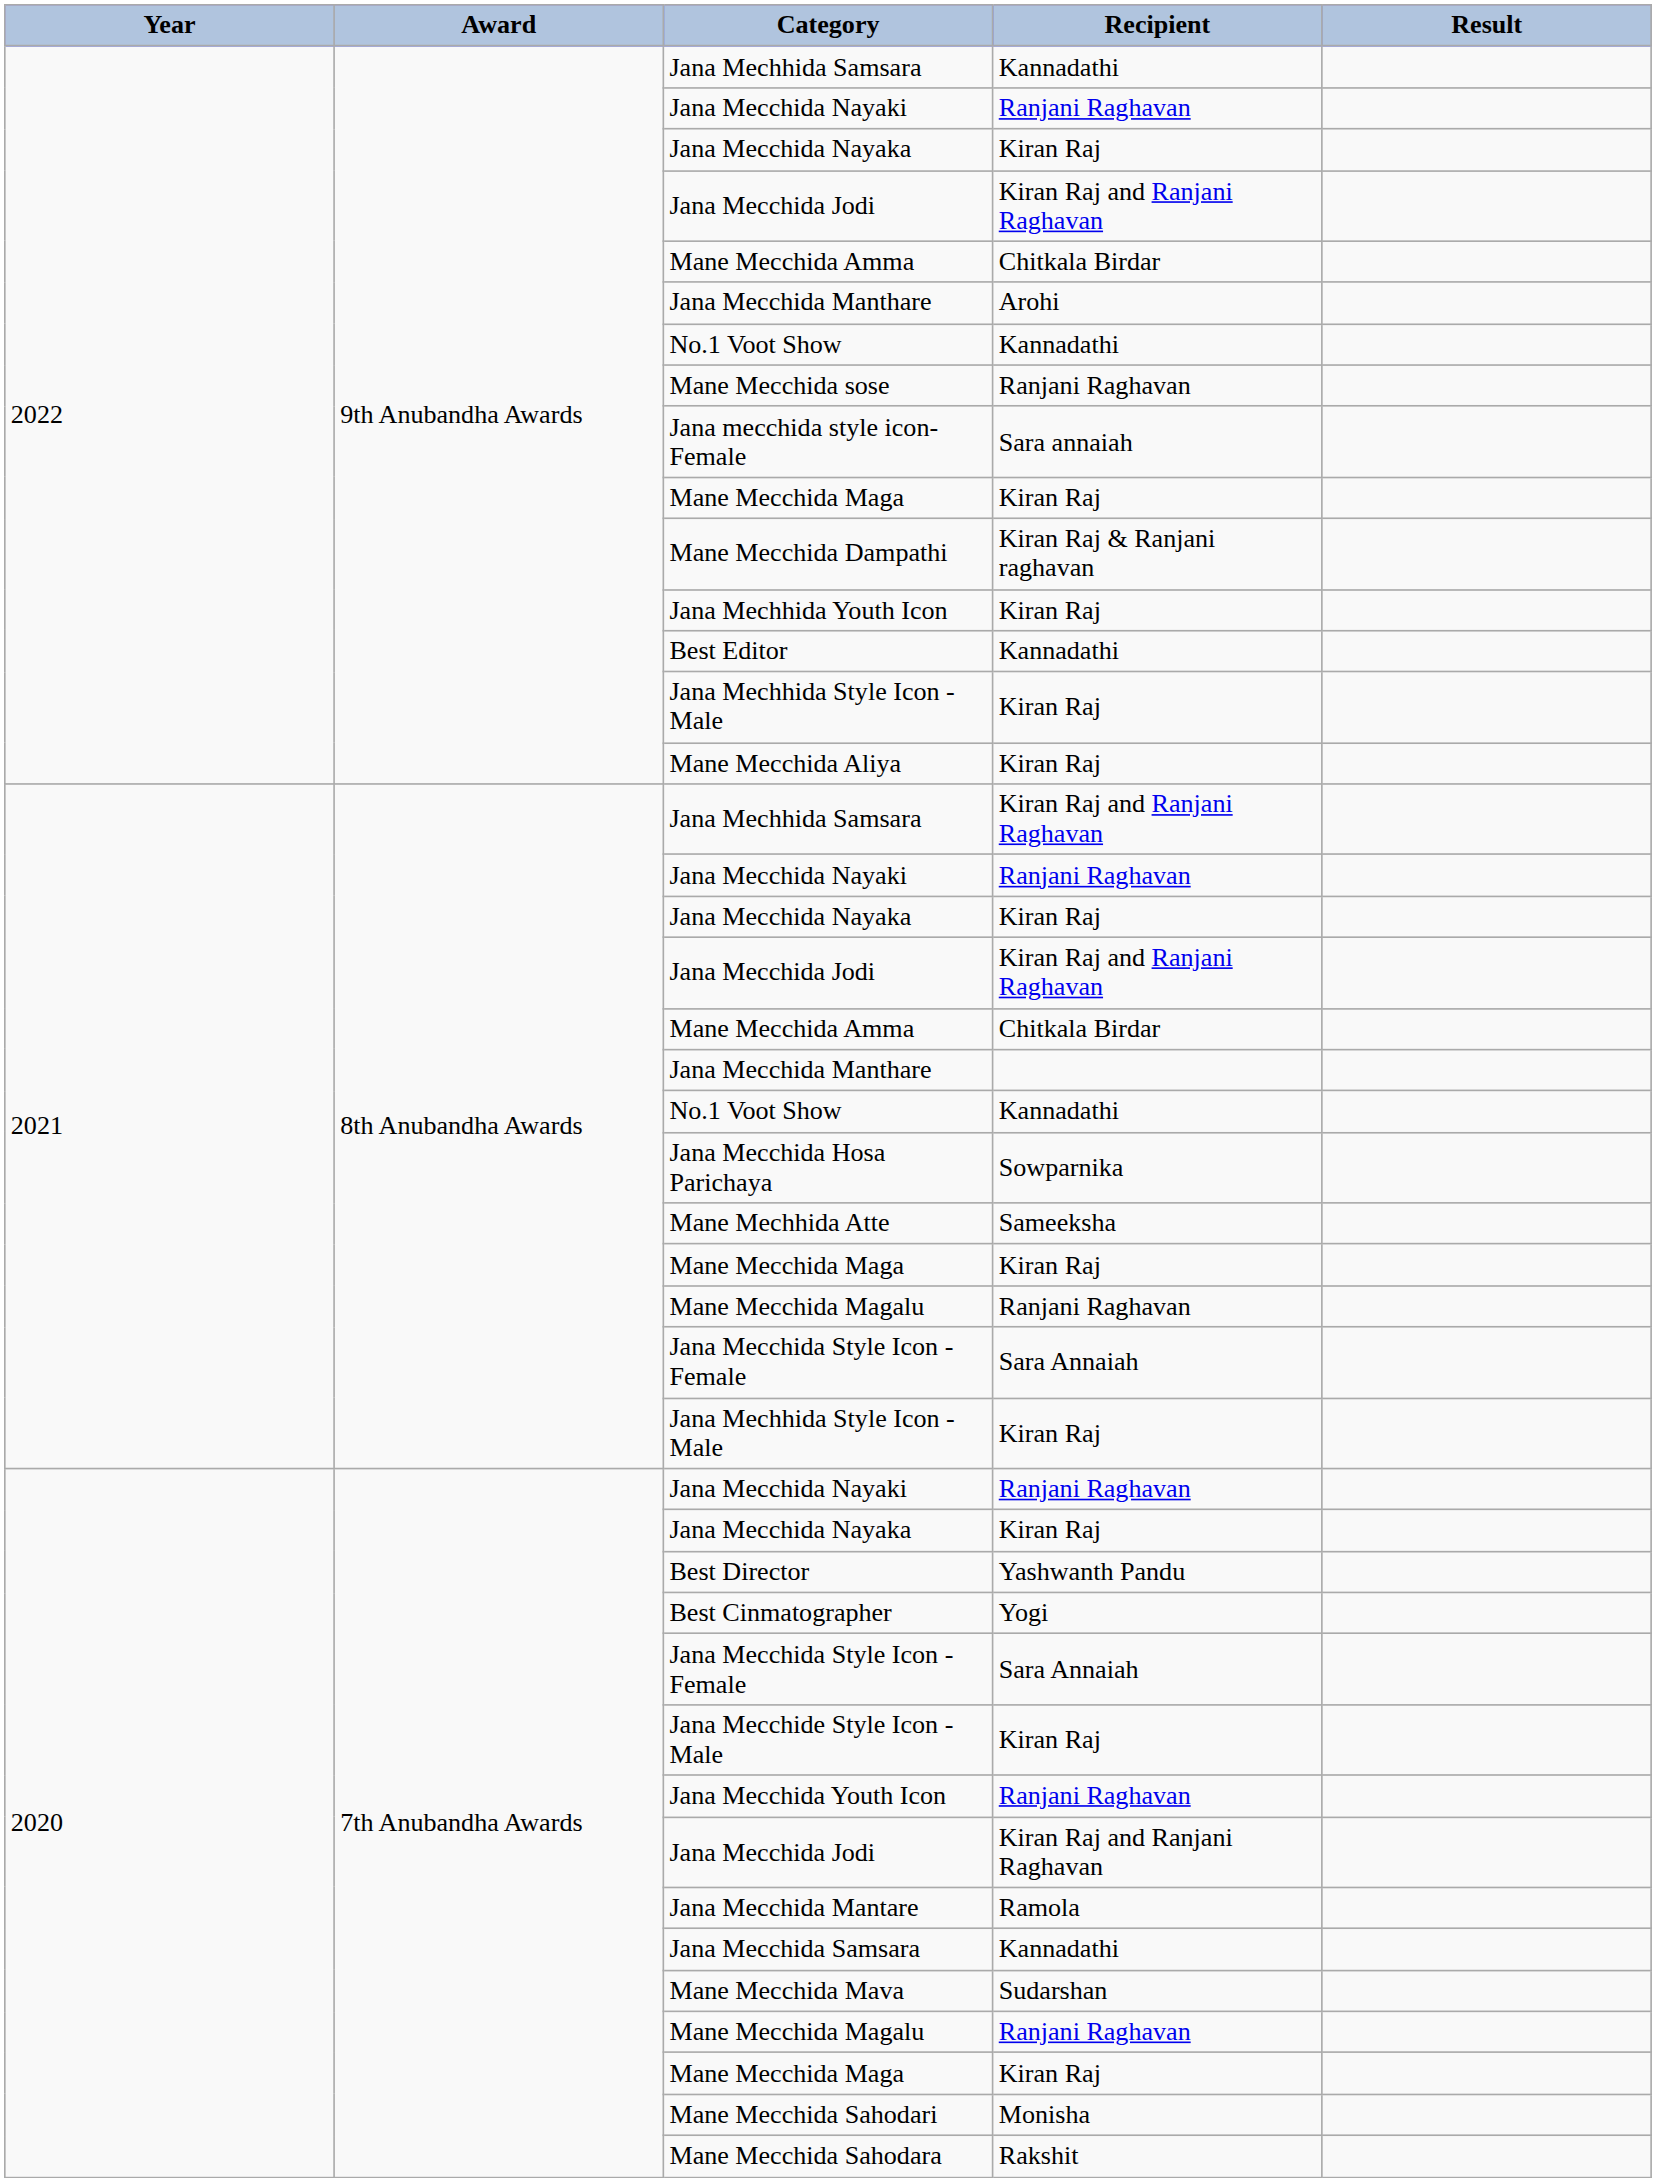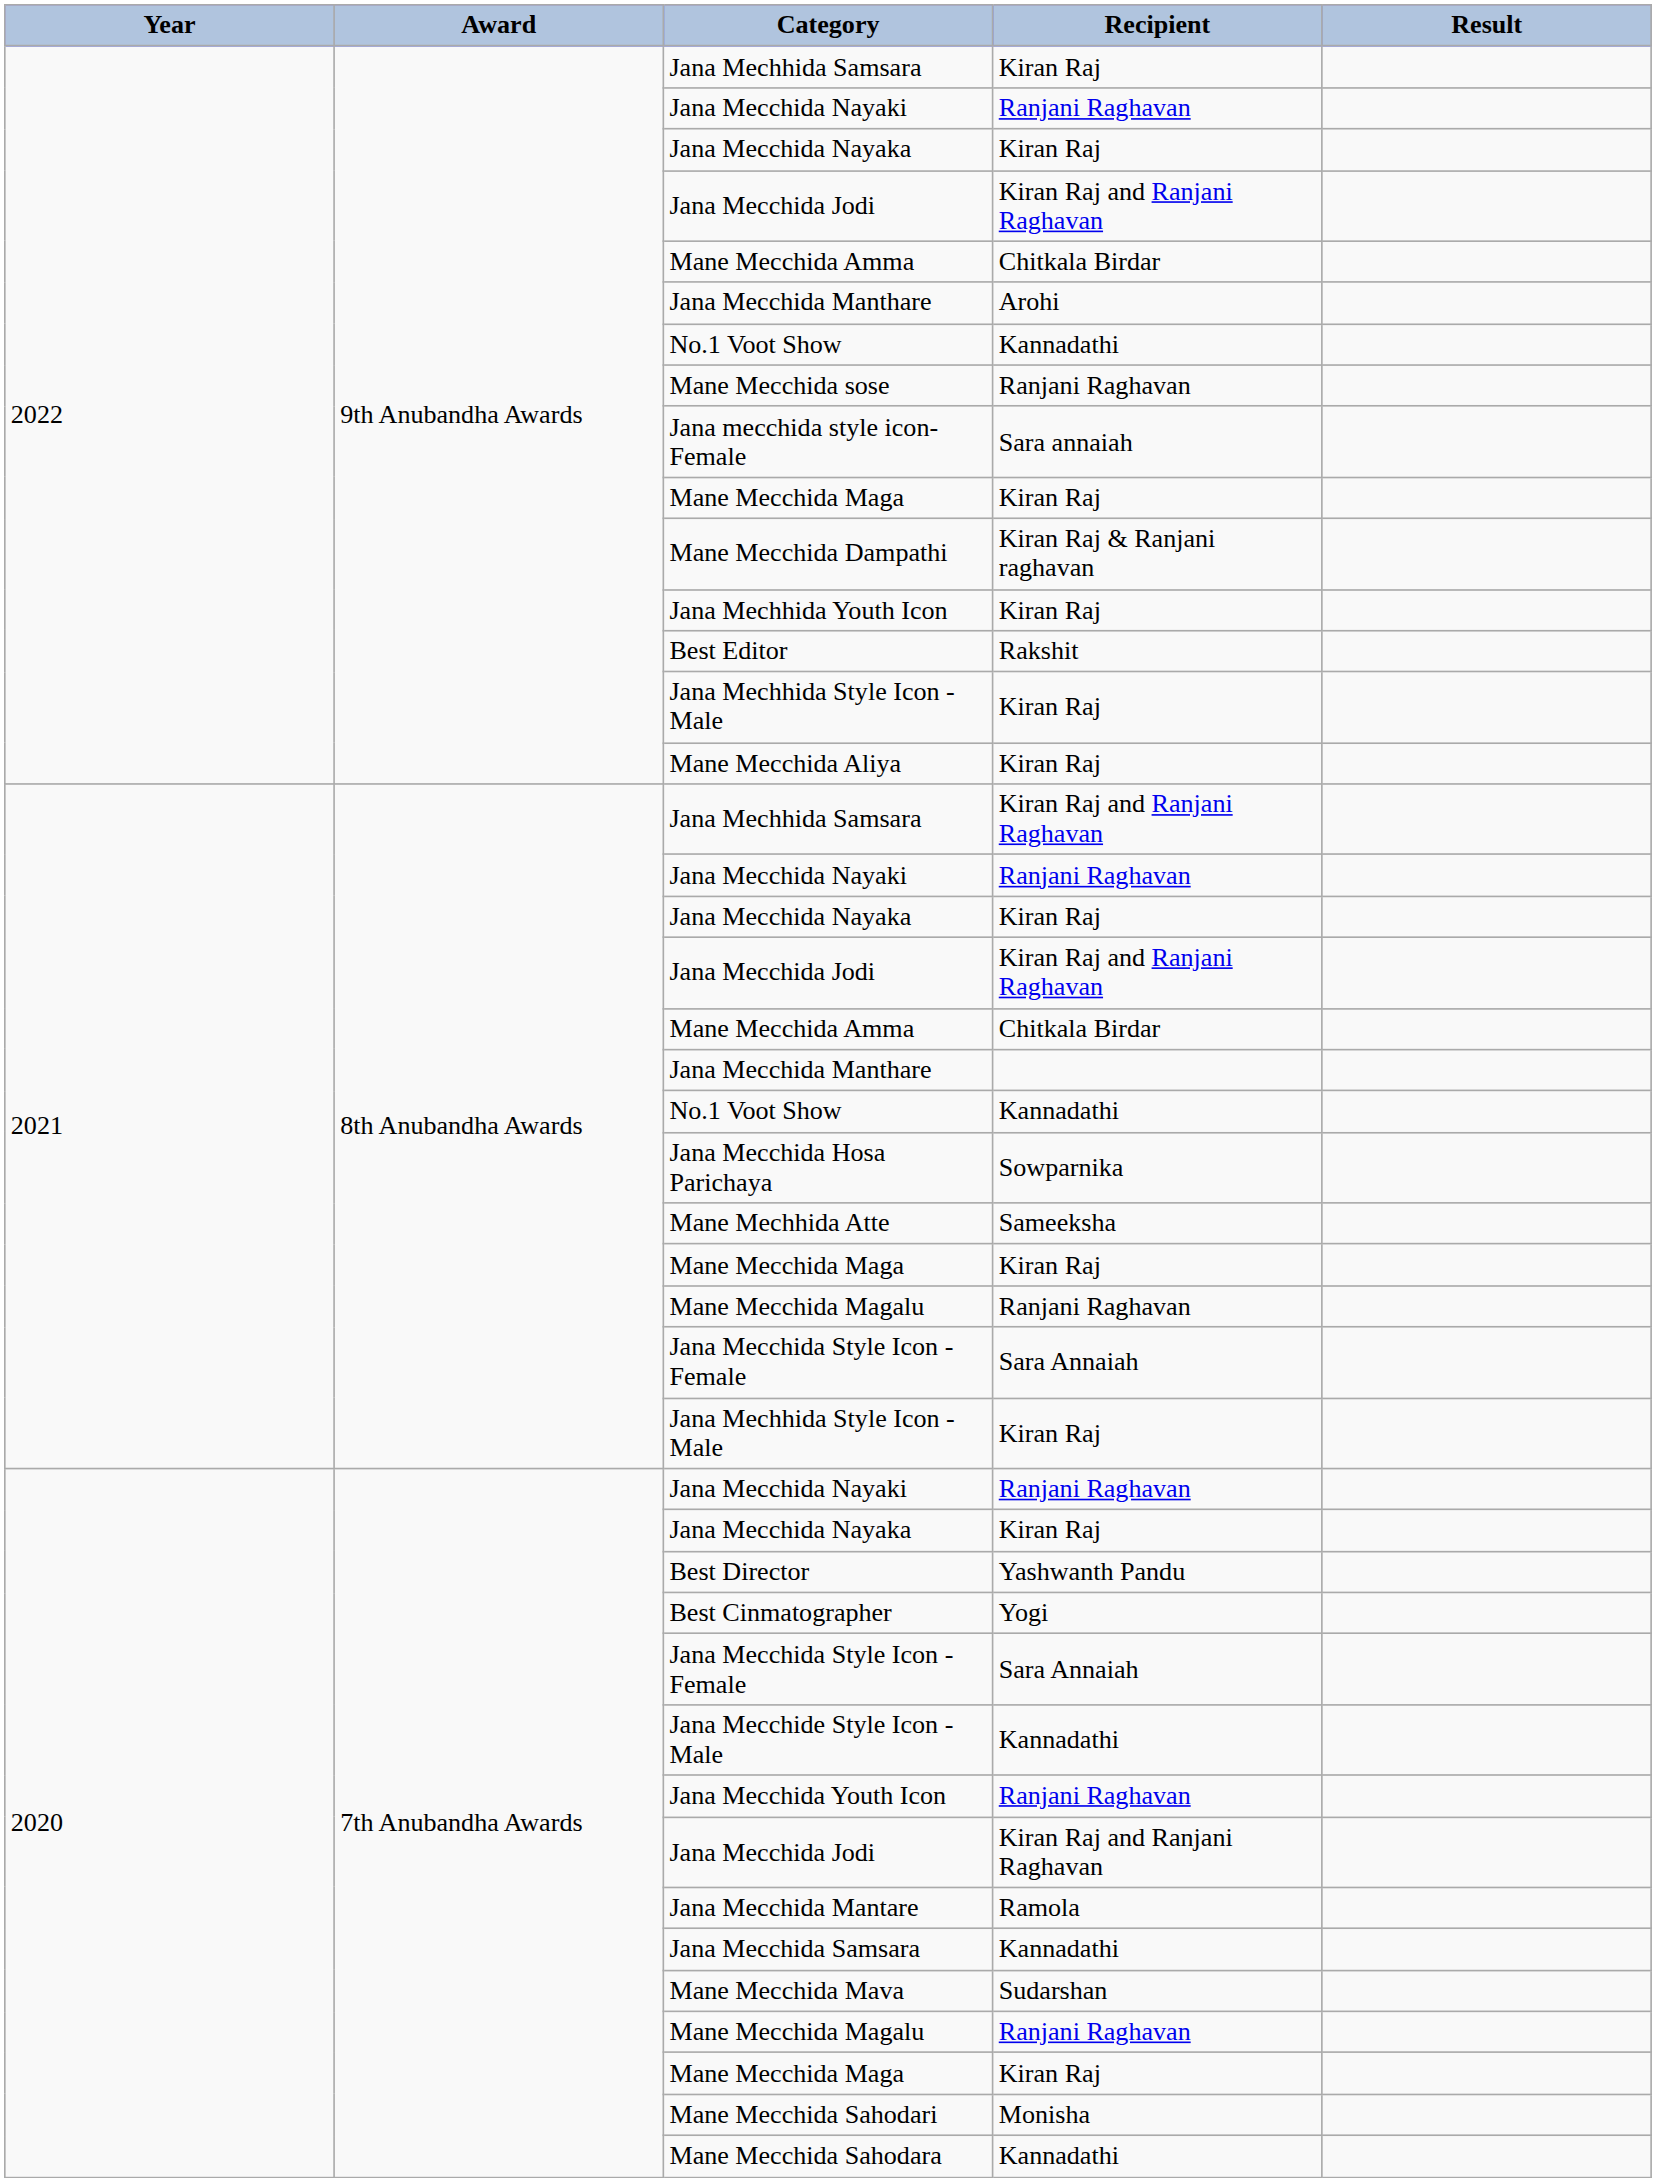(1059, 66) Kannadathi -> (1050, 66) Kiran Raj
(1059, 650) Kannadathi -> (1039, 650) Rakshit
(1050, 1739) Kiran Raj -> (1059, 1739) Kannadathi
(1039, 2155) Rakshit -> (1059, 2155) Kannadathi
